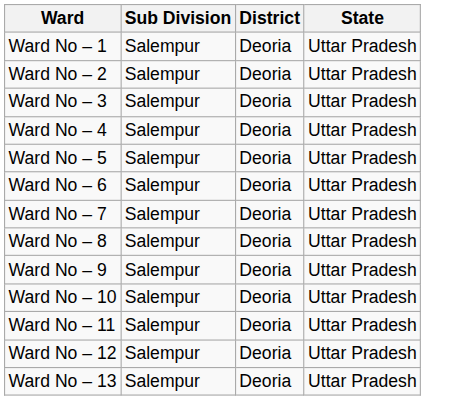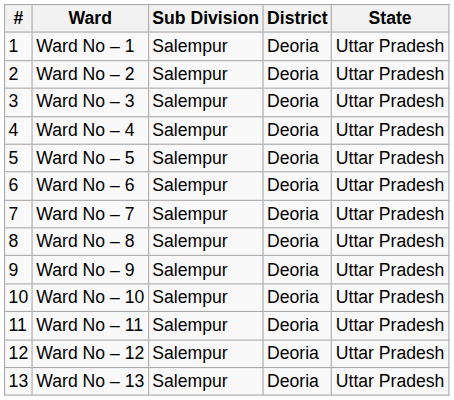+ column: (18, 18)
